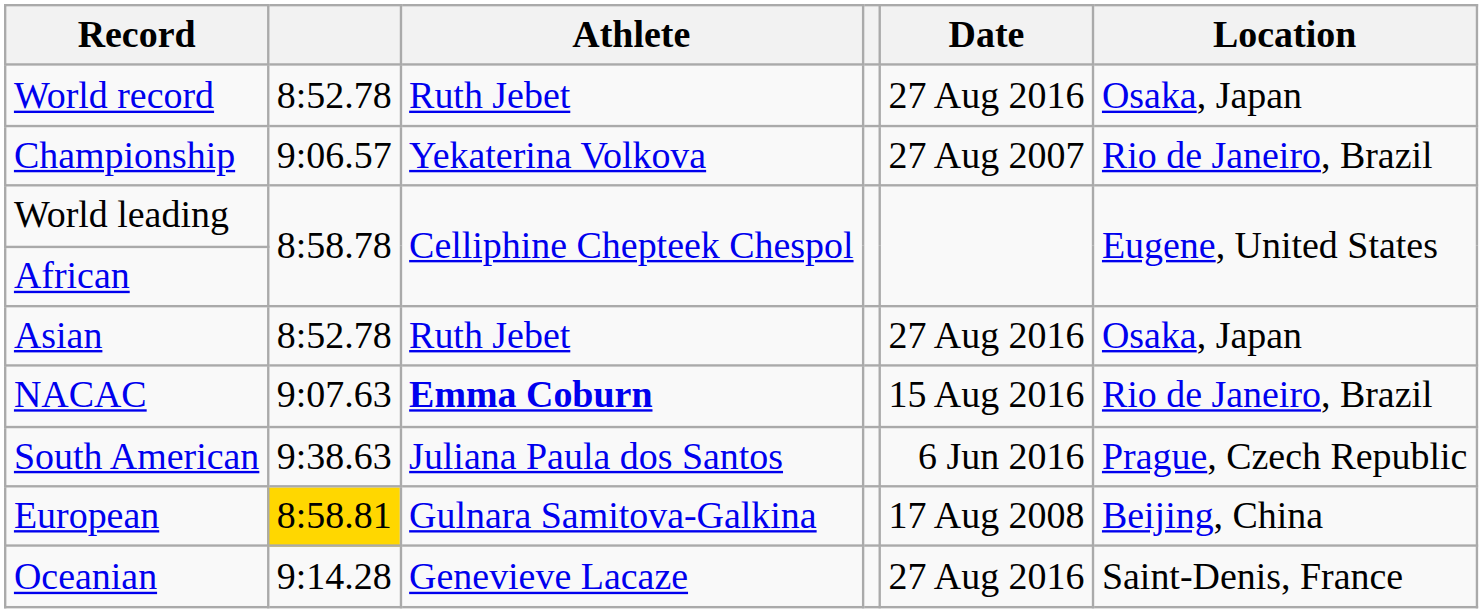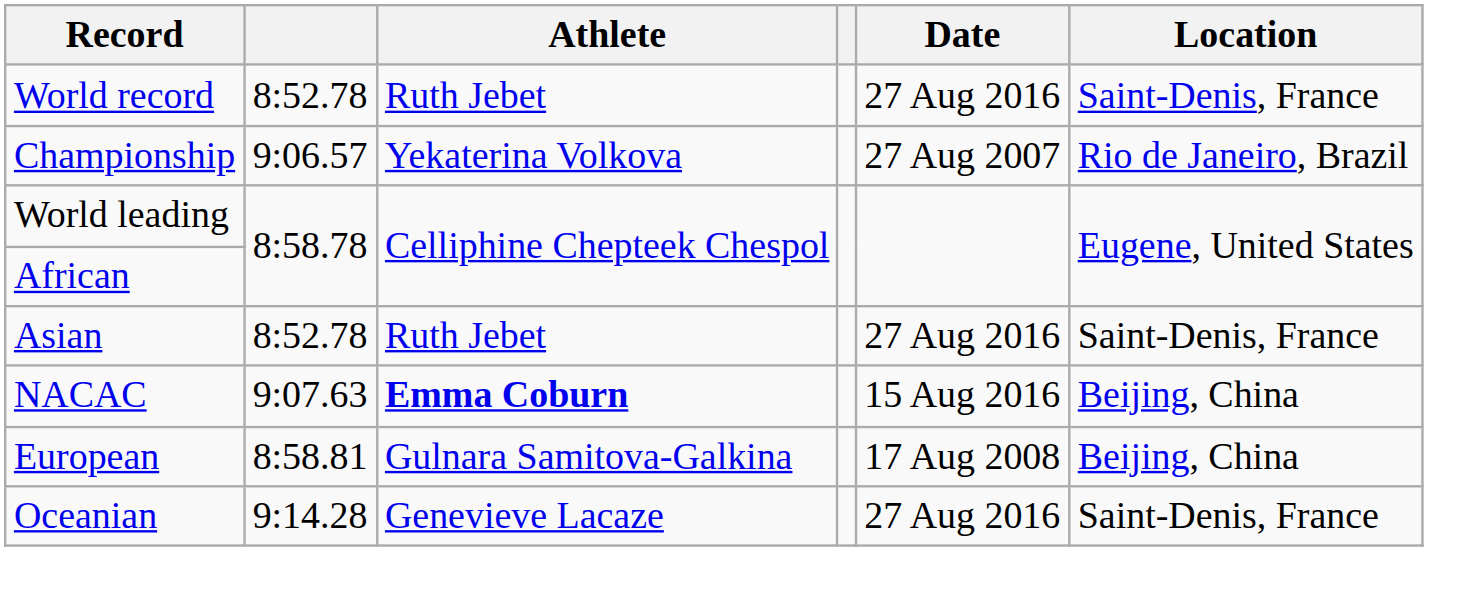(1202, 94) Osaka, Japan -> (1228, 94) Saint-Denis, France
(1202, 335) Osaka, Japan -> (1228, 335) Saint-Denis, France
(1267, 395) Rio de Janeiro, Brazil -> (1188, 395) Beijing, China
- row: (137, 455)
(334, 515) gold background -> (310, 455) no background
